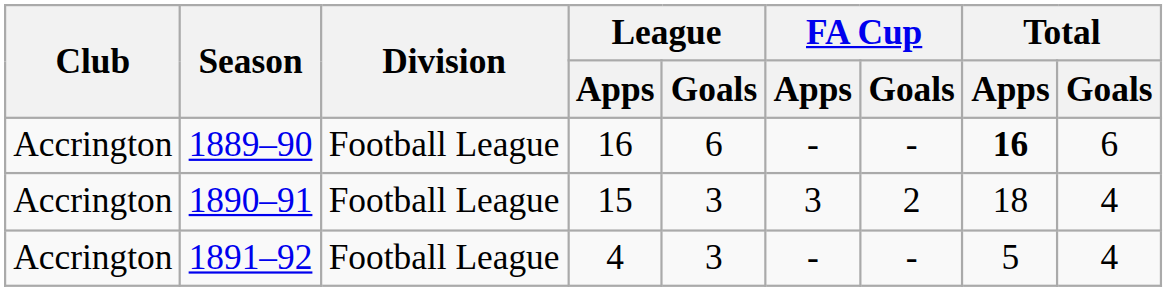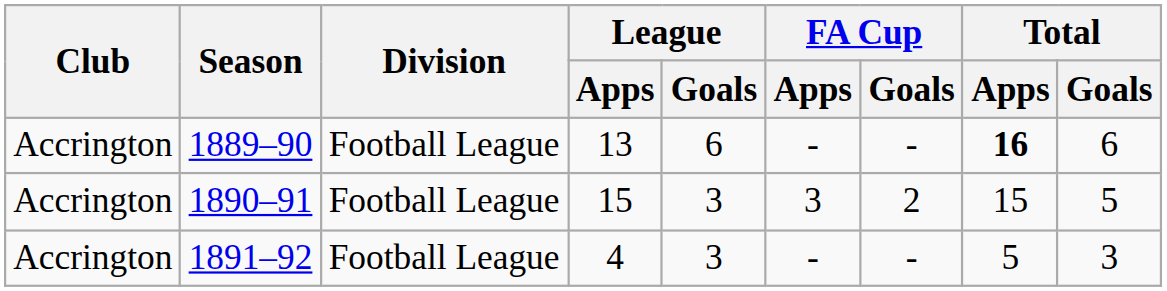(615, 144) 16 -> (615, 144) 13
(1010, 200) 18 -> (1010, 200) 15
(1109, 200) 4 -> (1109, 200) 5
(1109, 256) 4 -> (1109, 256) 3
